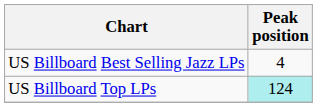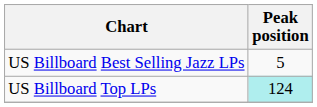(280, 62) 4 -> (280, 62) 5
